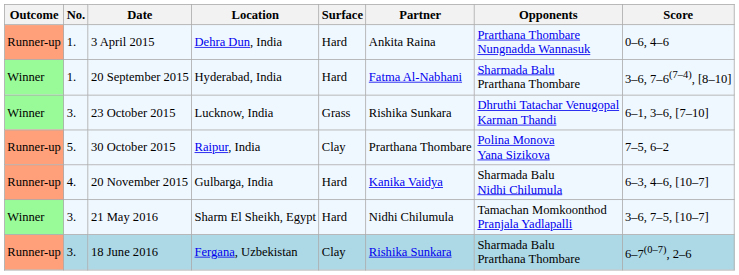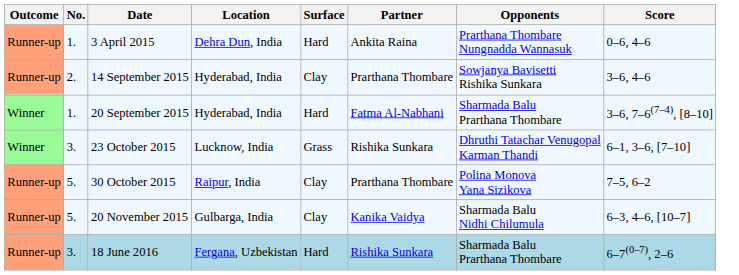+ row: (140, 76)
(71, 181) 4. -> (71, 216) 5.
(334, 181) Hard -> (315, 216) Clay
- row: (124, 216)
(334, 251) Clay -> (316, 251) Hard
